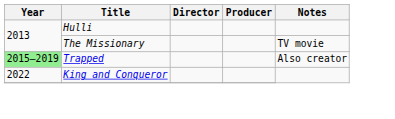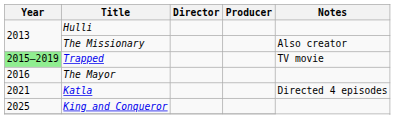(301, 44) TV movie -> (312, 44) Also creator
(312, 59) Also creator -> (301, 59) TV movie
+ row: (89, 75)
+ row: (78, 91)
(18, 75) 2022 -> (18, 106) 2025
